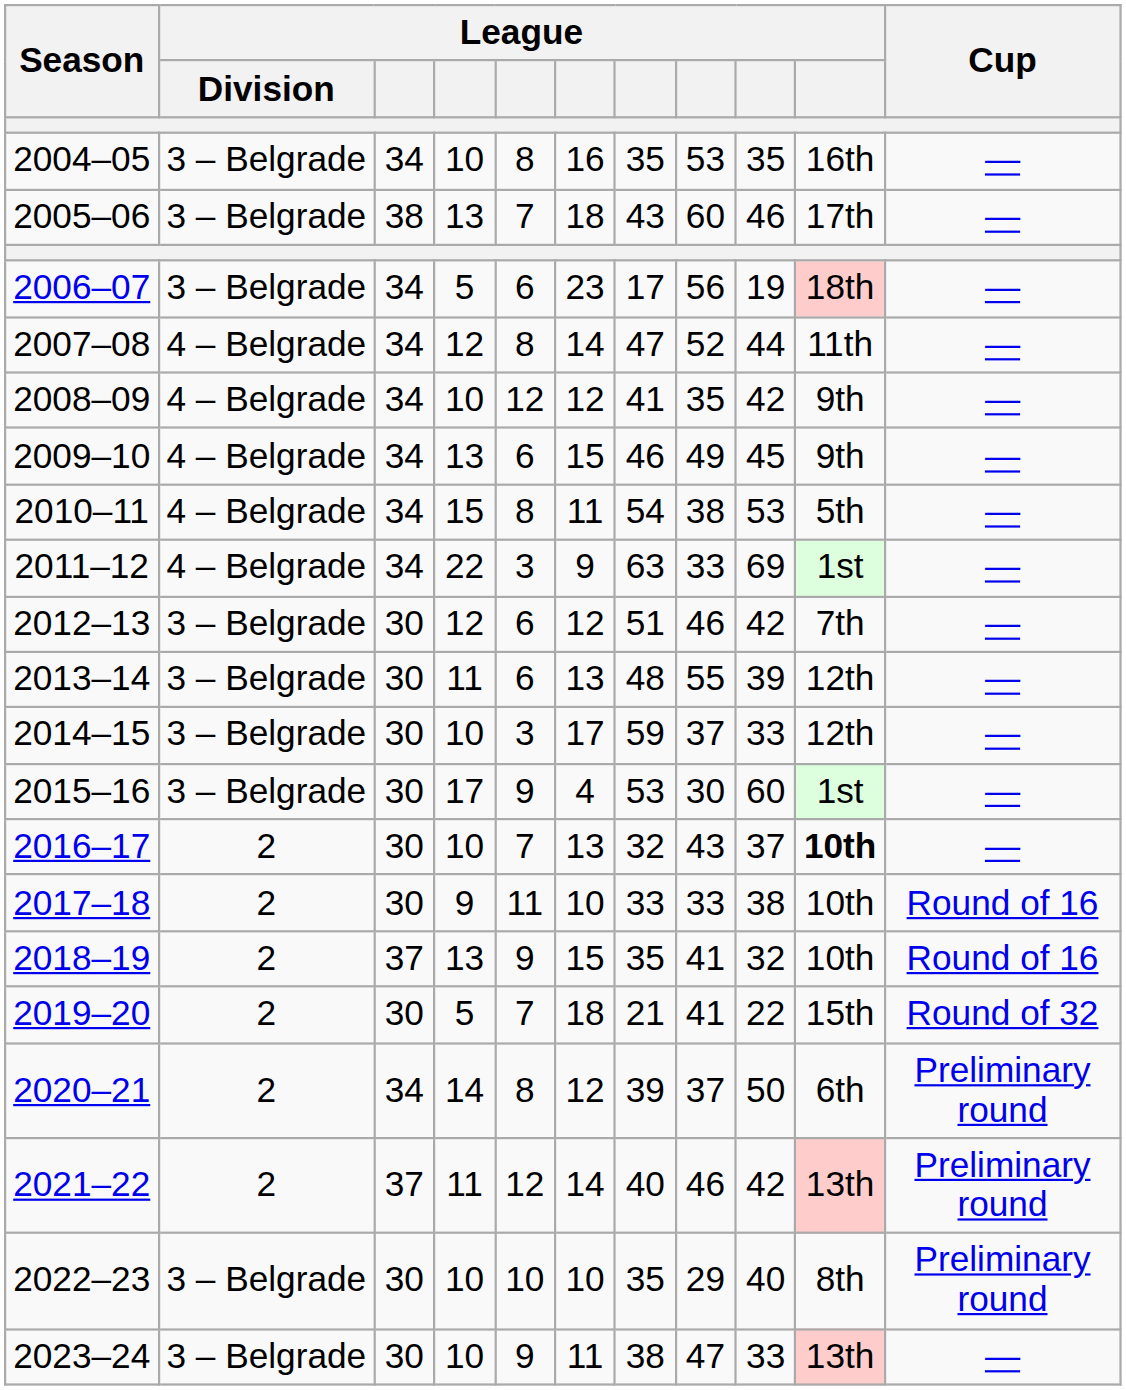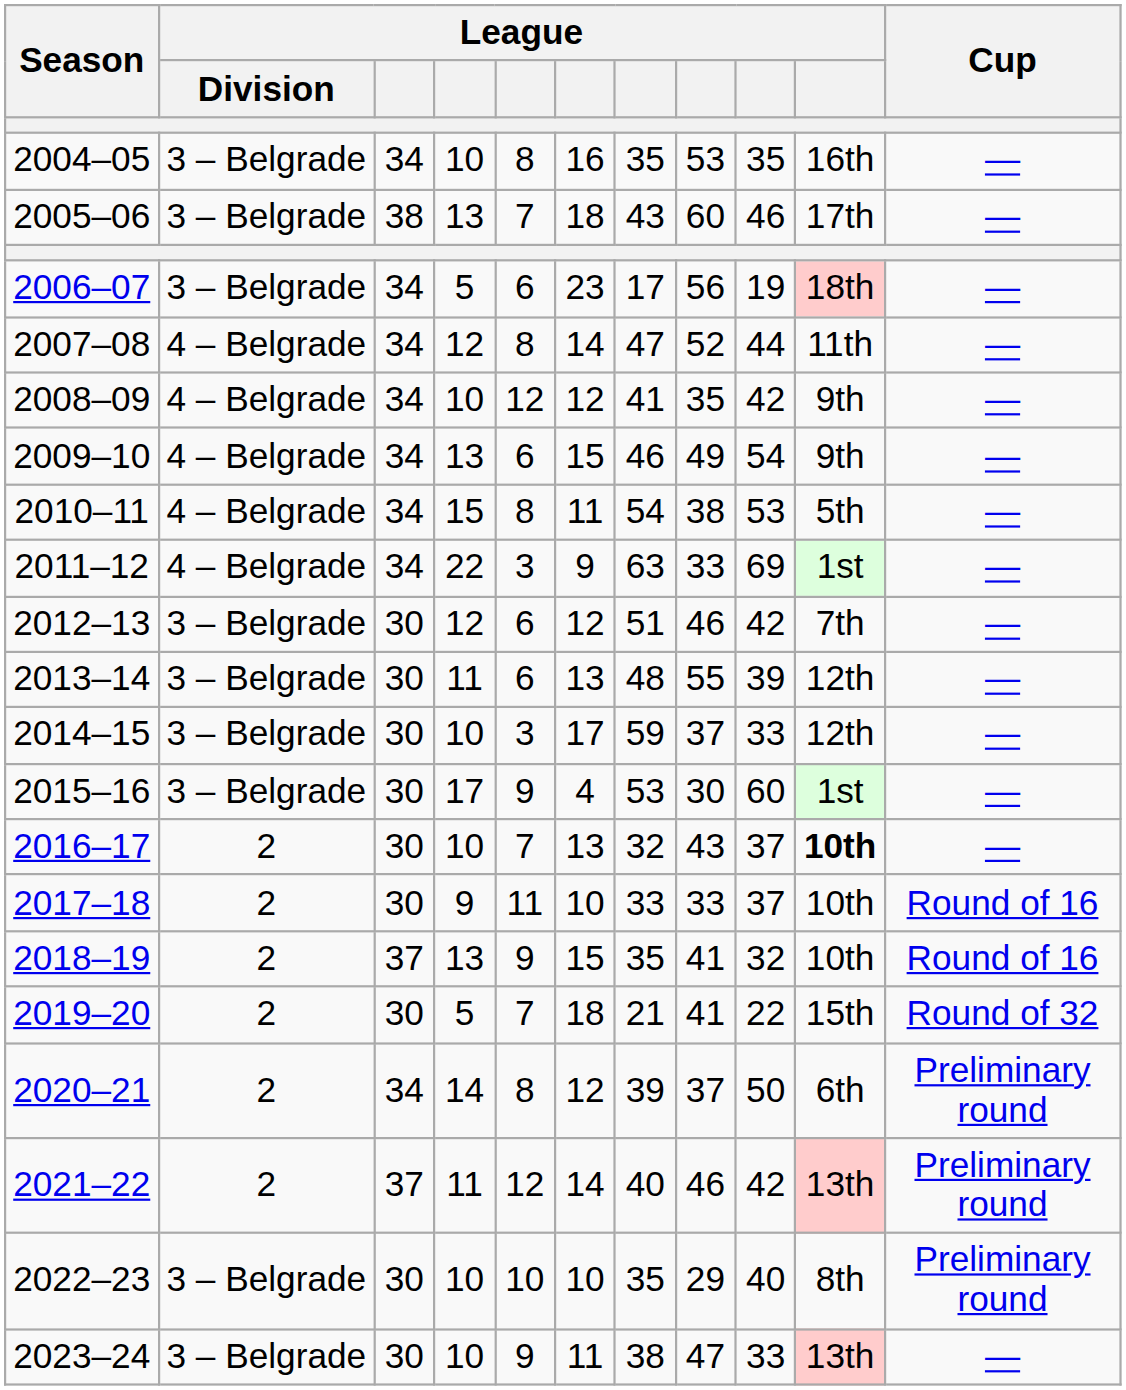(766, 455) 45 -> (766, 455) 54
(766, 902) 38 -> (766, 902) 37
